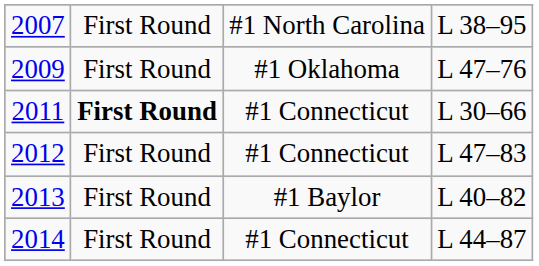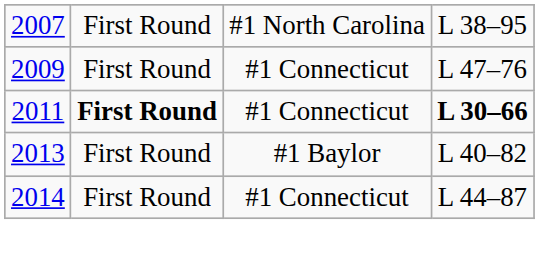(327, 68) #1 Oklahoma -> (327, 68) #1 Connecticut
(482, 111) normal -> (482, 111) bold
- row: (38, 153)
